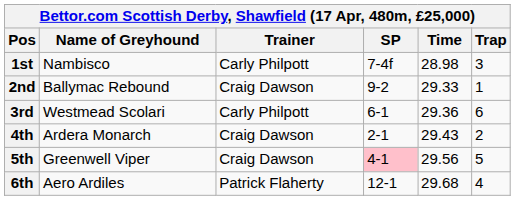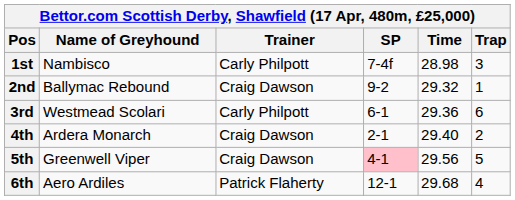(440, 87) 29.33 -> (440, 87) 29.32
(440, 135) 29.43 -> (440, 135) 29.40
